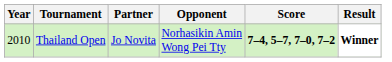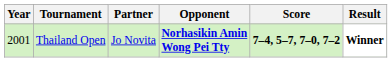(19, 40) 2010 -> (19, 40) 2001
(202, 40) normal -> (204, 40) bold
